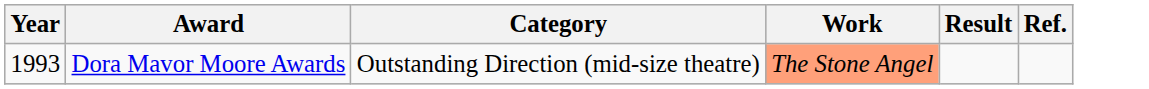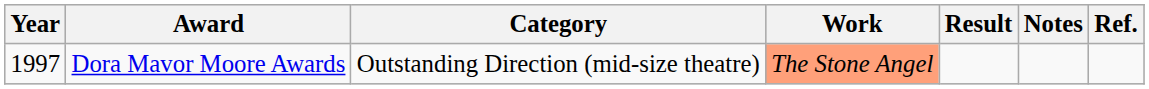+ column: (1053, 24)
(35, 63) 1993 -> (35, 63) 1997
